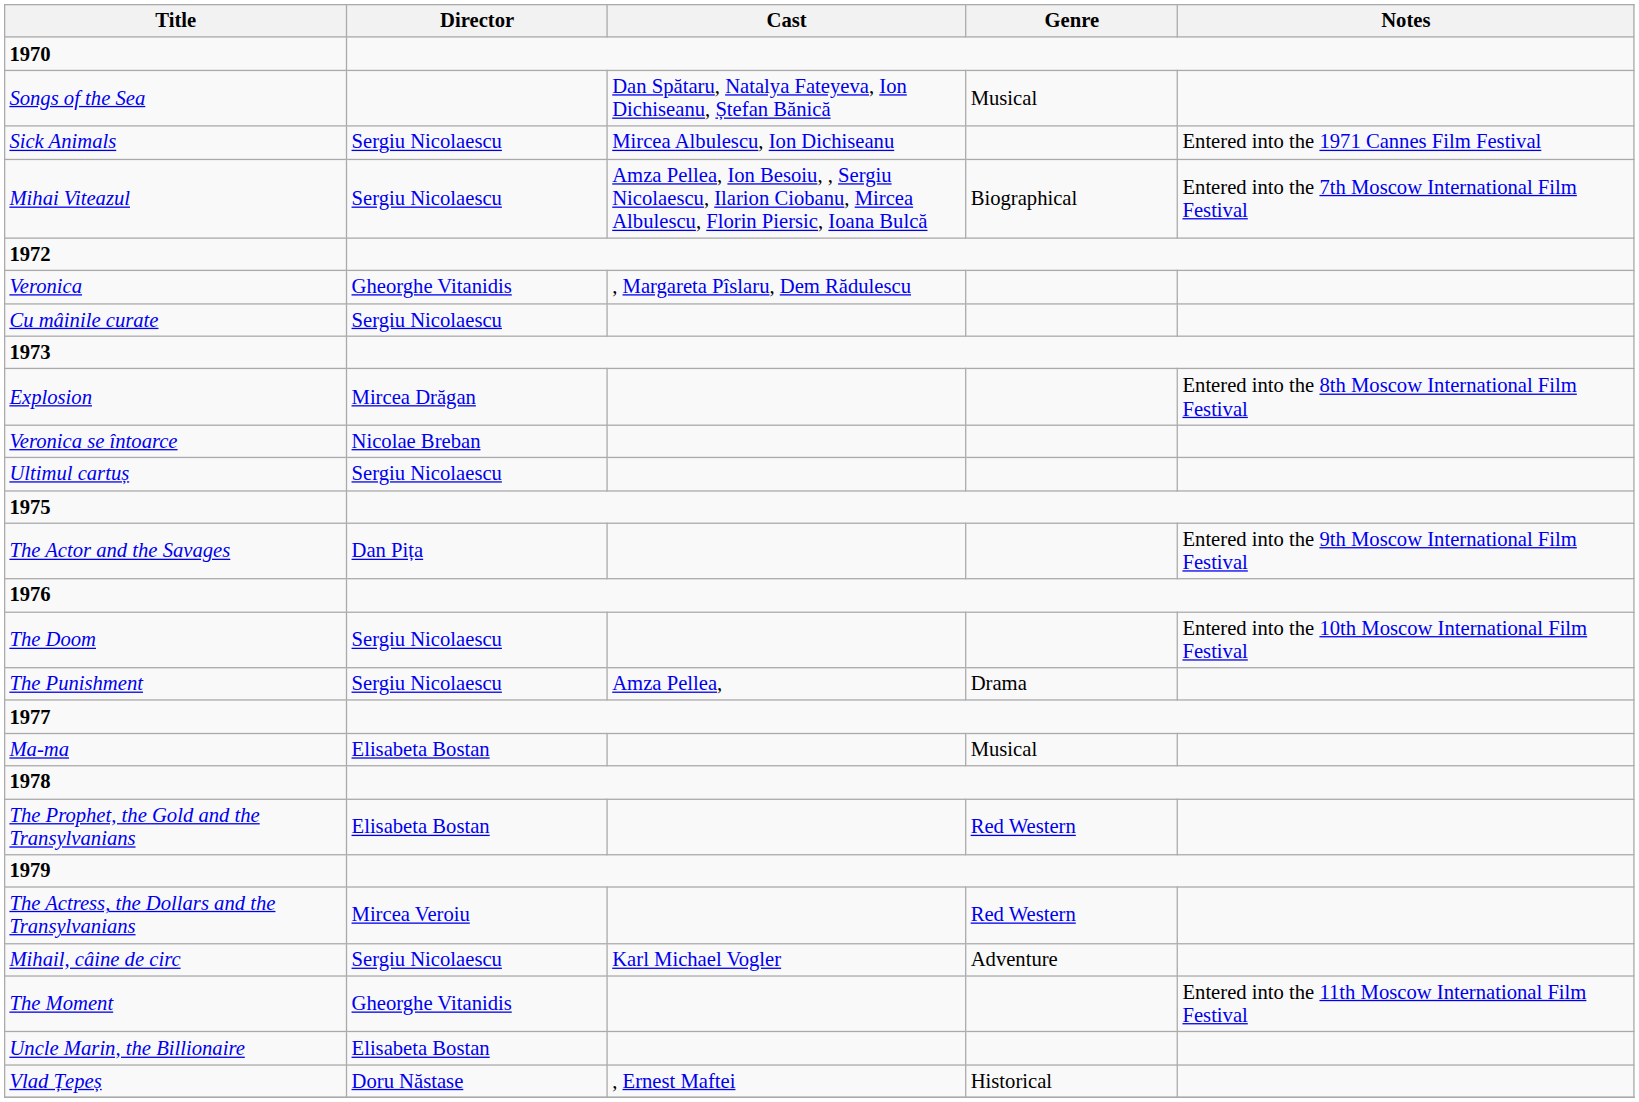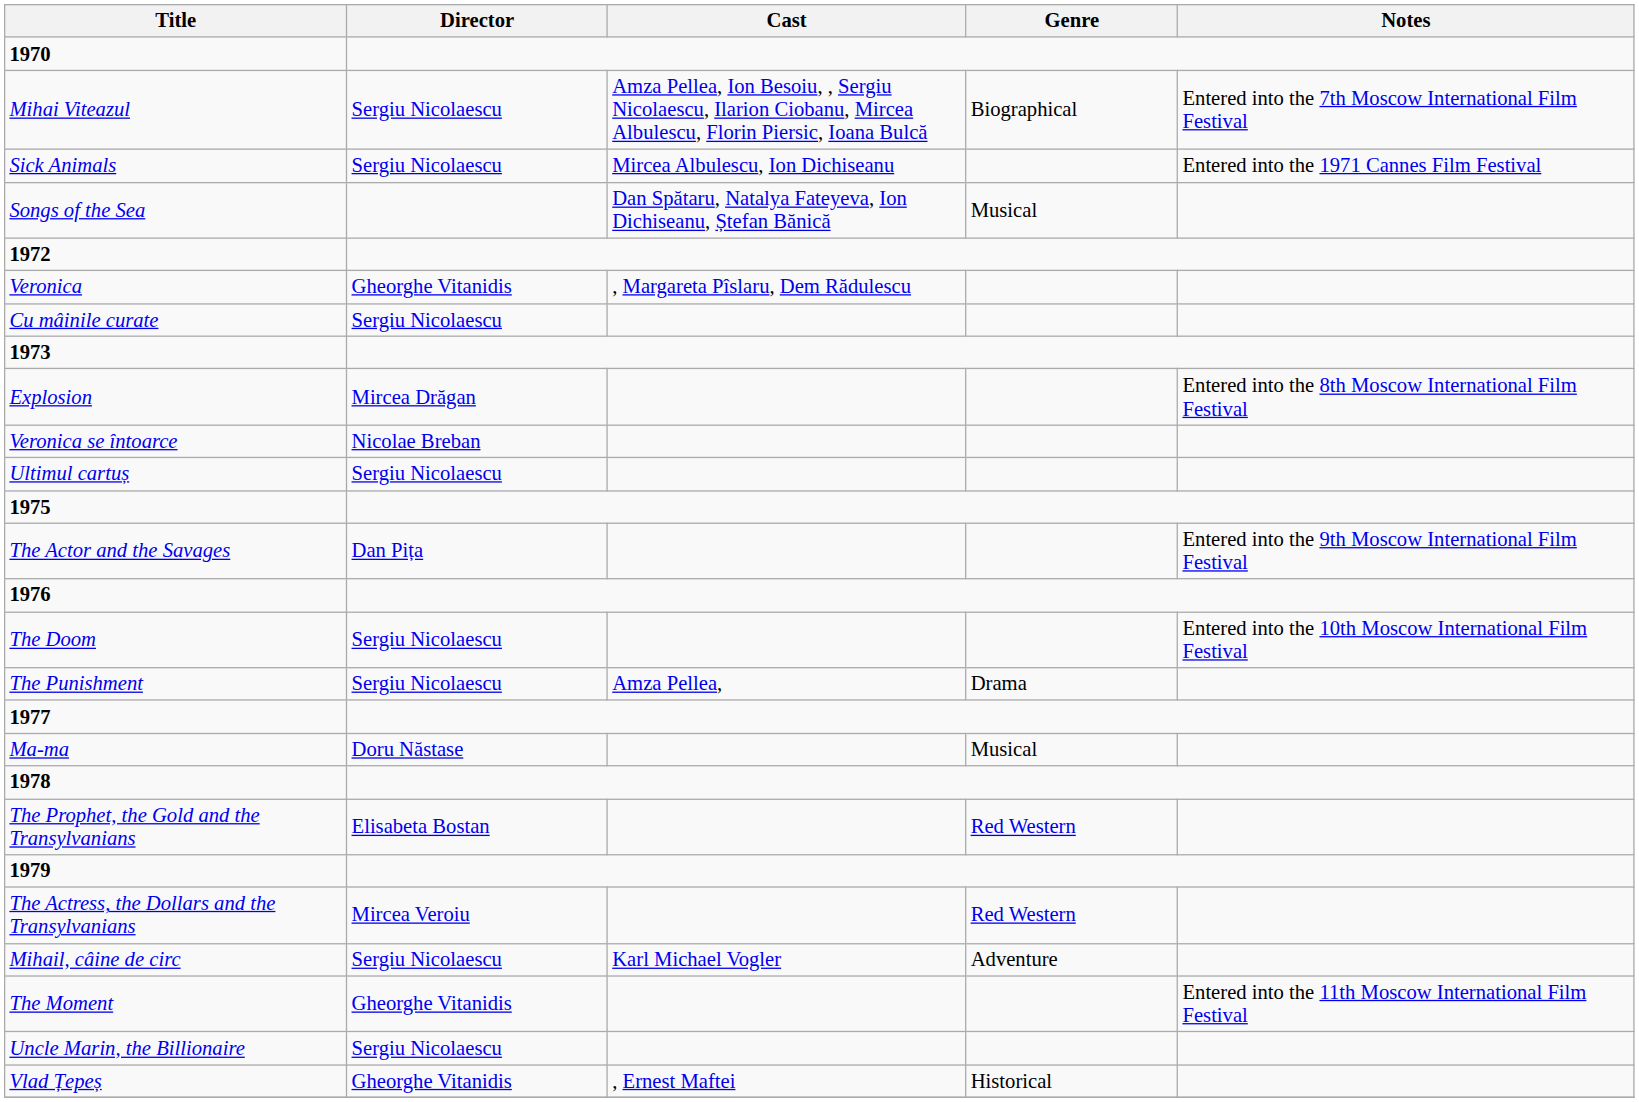rows swapped: (70, 198) <-> (77, 97)
(421, 749) Elisabeta Bostan -> (407, 749) Doru Năstase
(421, 1048) Elisabeta Bostan -> (427, 1048) Sergiu Nicolaescu
(407, 1080) Doru Năstase -> (432, 1080) Gheorghe Vitanidis
